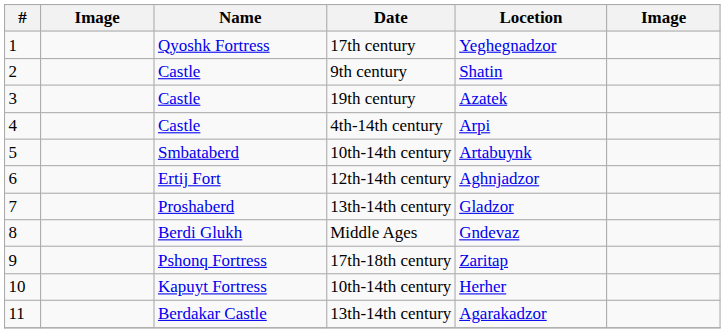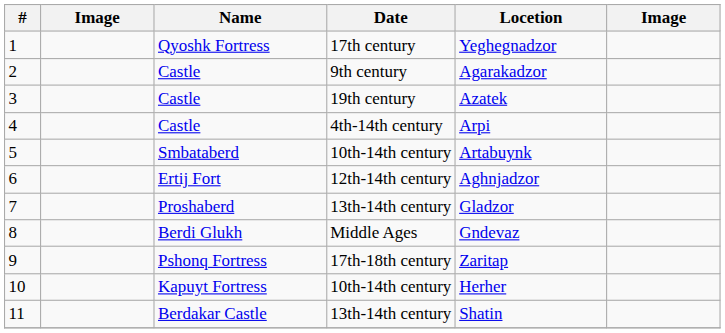(481, 71) Shatin -> (503, 71) Agarakadzor
(503, 313) Agarakadzor -> (481, 313) Shatin
